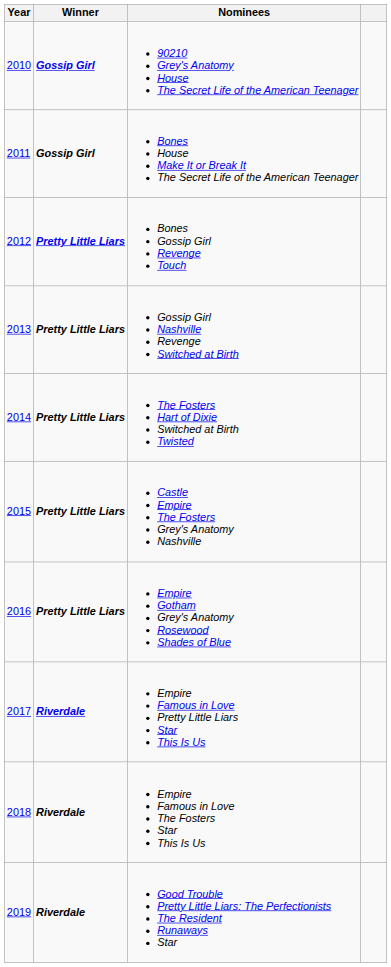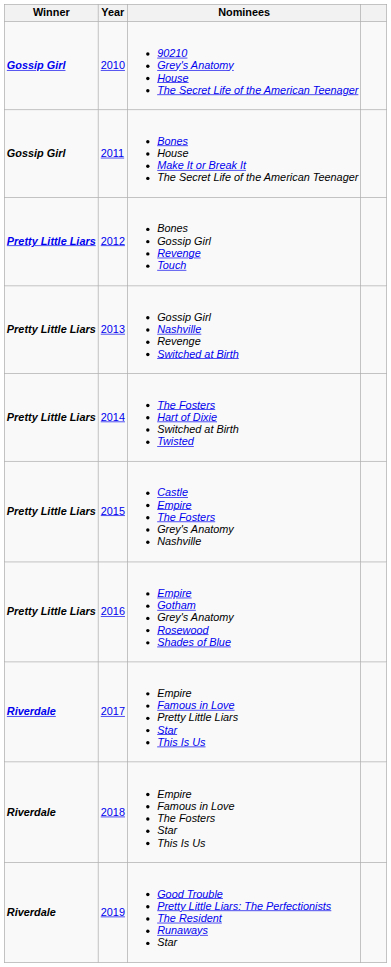columns swapped: (19, 13) <-> (81, 13)
